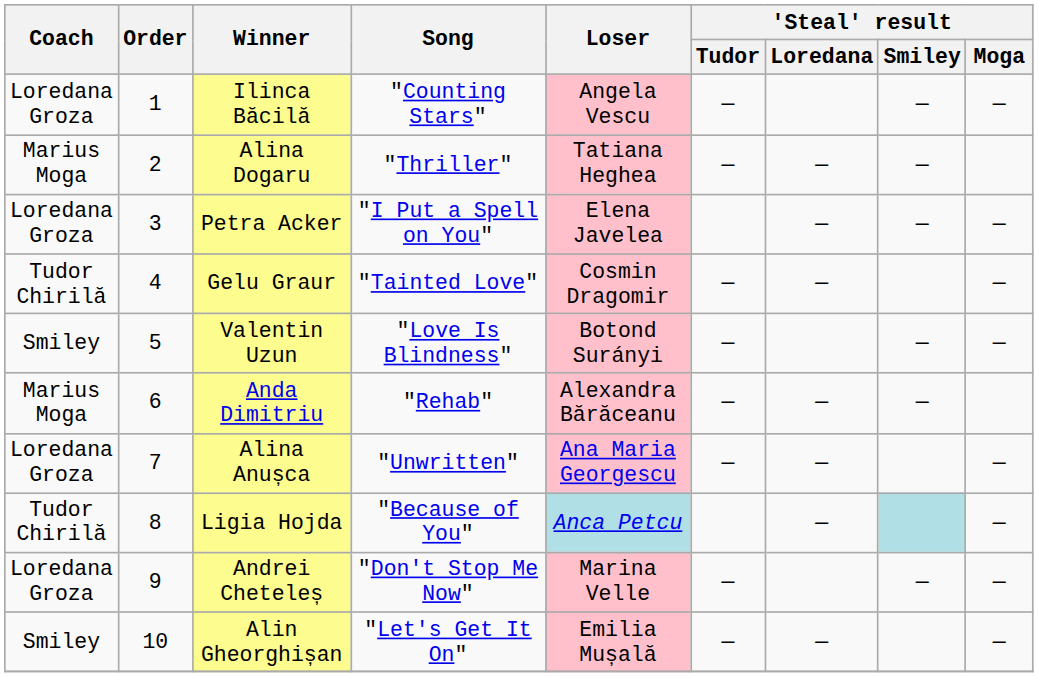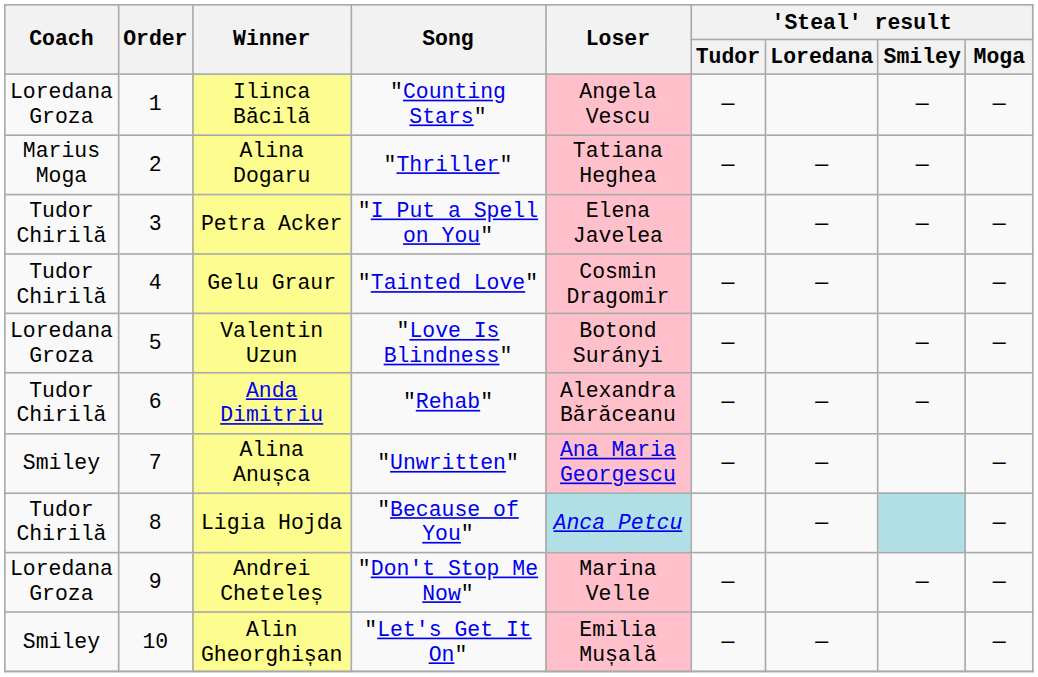(61, 224) Loredana Groza -> (61, 224) Tudor Chirilă
(61, 343) Smiley -> (61, 343) Loredana Groza
(61, 403) Marius Moga -> (61, 403) Tudor Chirilă
(61, 463) Loredana Groza -> (61, 463) Smiley
